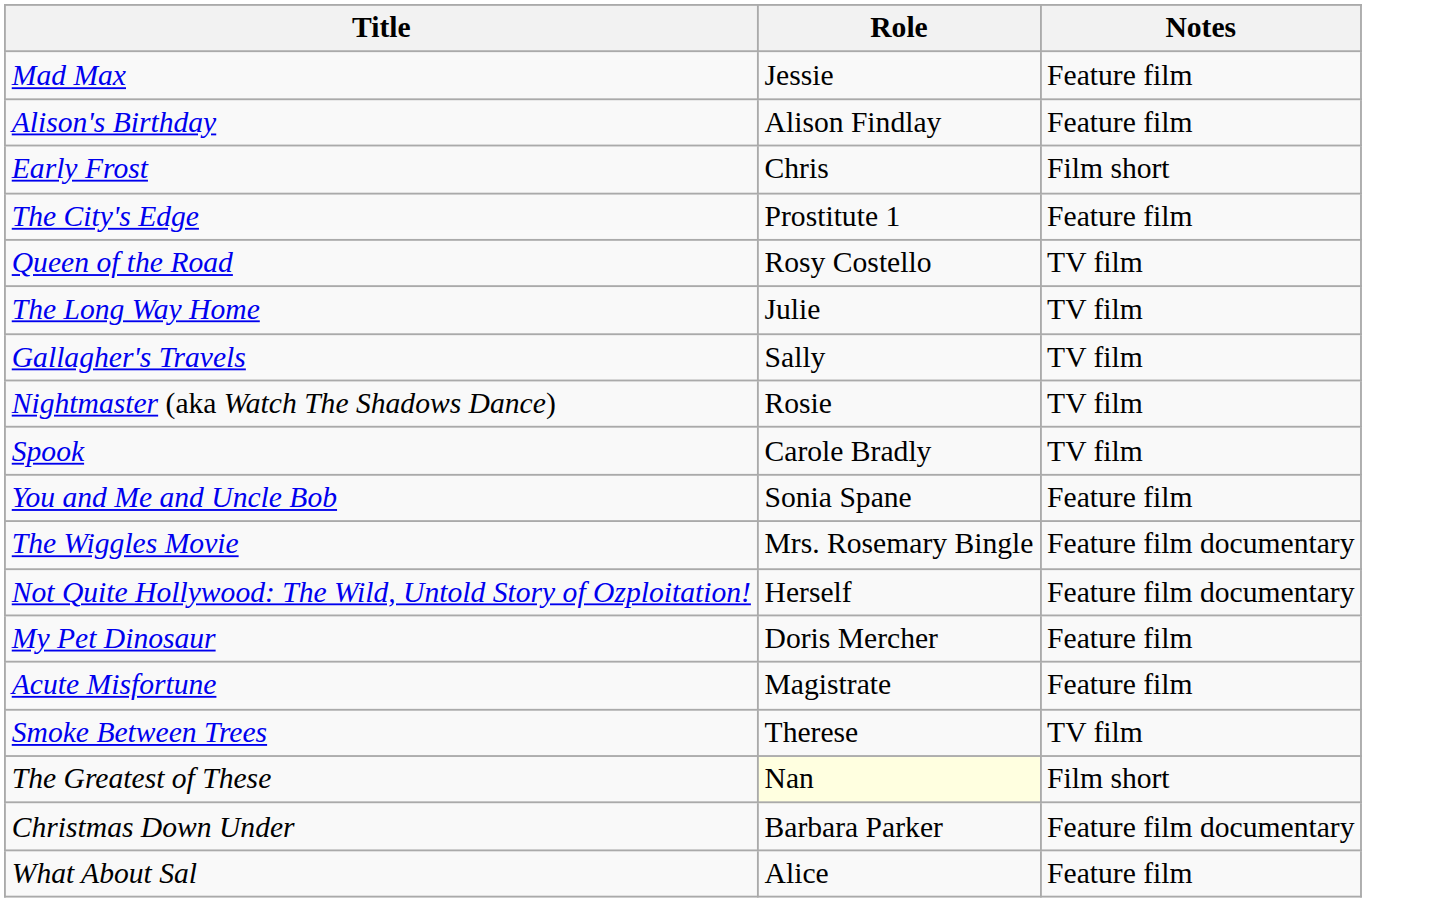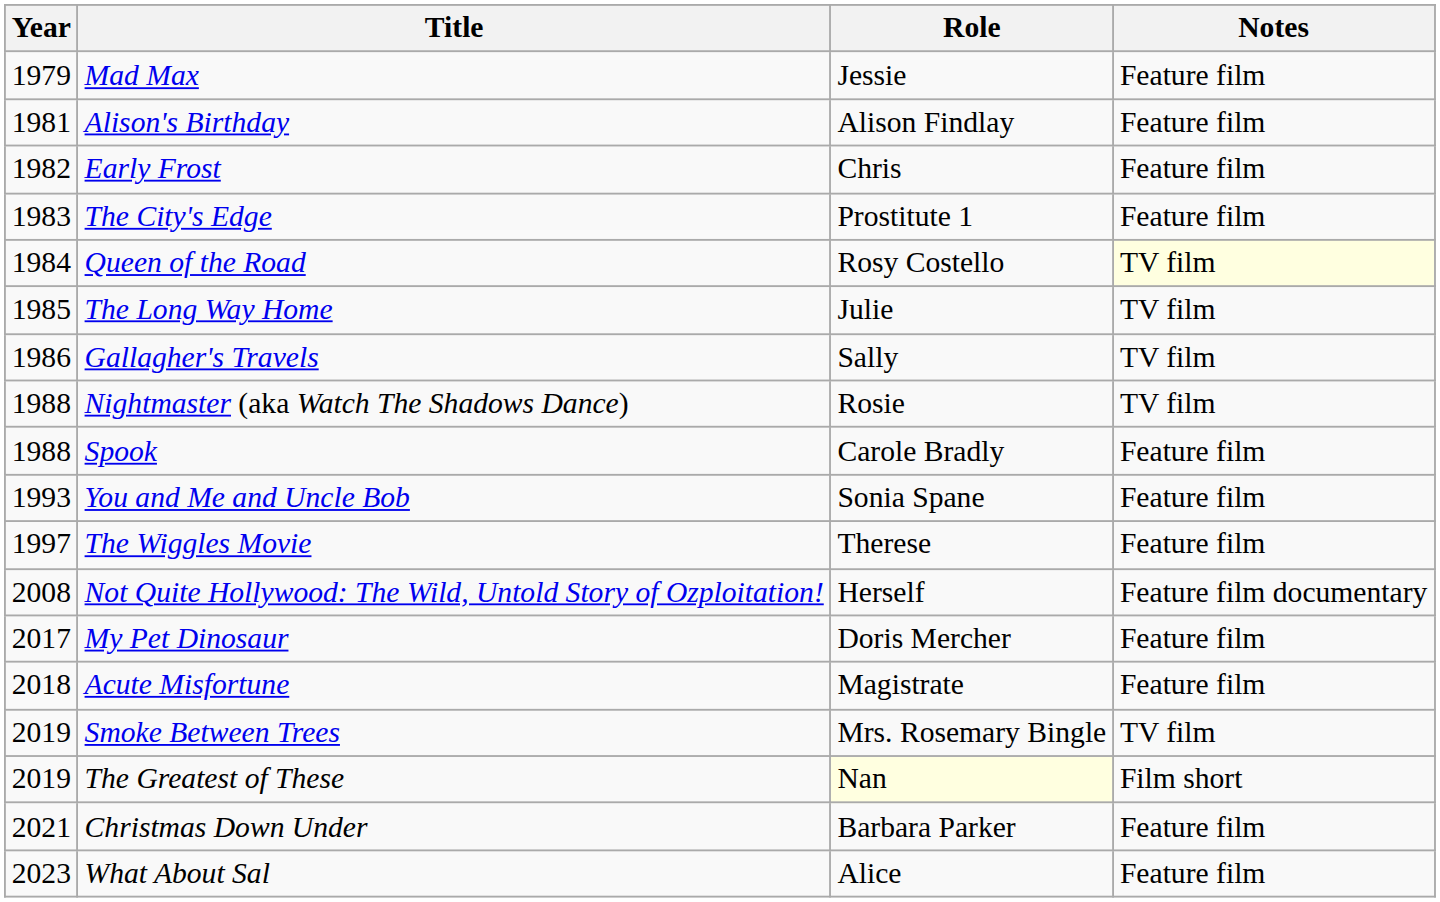+ column: (41, 27)
(1108, 168) Film short -> (1193, 168) Feature film
(1095, 262) no background -> (1168, 262) lightyellow background
(1095, 450) TV film -> (1193, 450) Feature film
(899, 544) Mrs. Rosemary Bingle -> (884, 544) Therese
(1201, 544) Feature film documentary -> (1193, 544) Feature film
(811, 732) Therese -> (972, 732) Mrs. Rosemary Bingle
(1201, 826) Feature film documentary -> (1193, 826) Feature film
